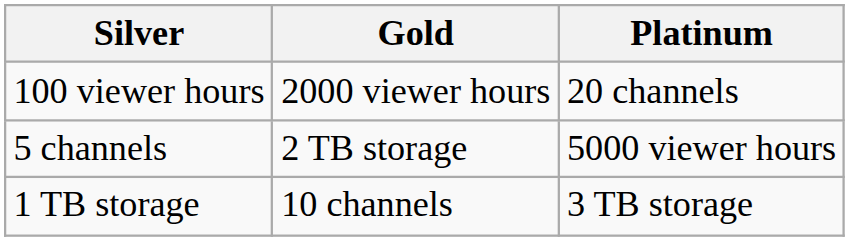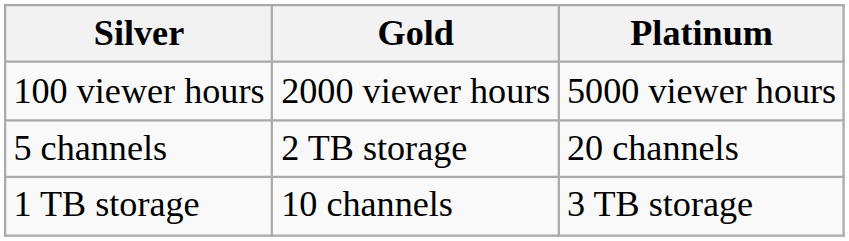(653, 90) 20 channels -> (702, 90) 5000 viewer hours
(702, 147) 5000 viewer hours -> (653, 147) 20 channels
